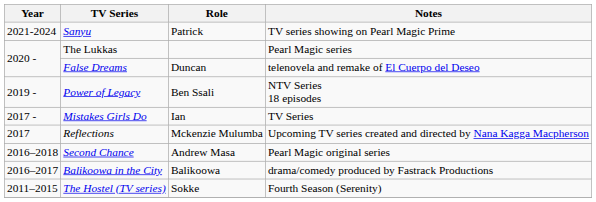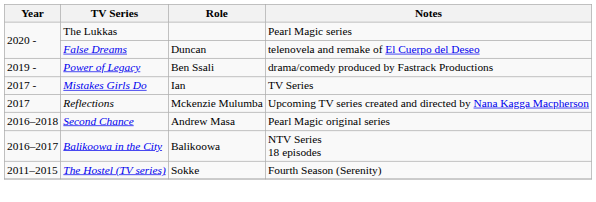- row: (77, 31)
(295, 91) NTV Series 18 episodes -> (381, 67) drama/comedy produced by Fastrack Productions
(381, 170) drama/comedy produced by Fastrack Productions -> (295, 146) NTV Series 18 episodes
